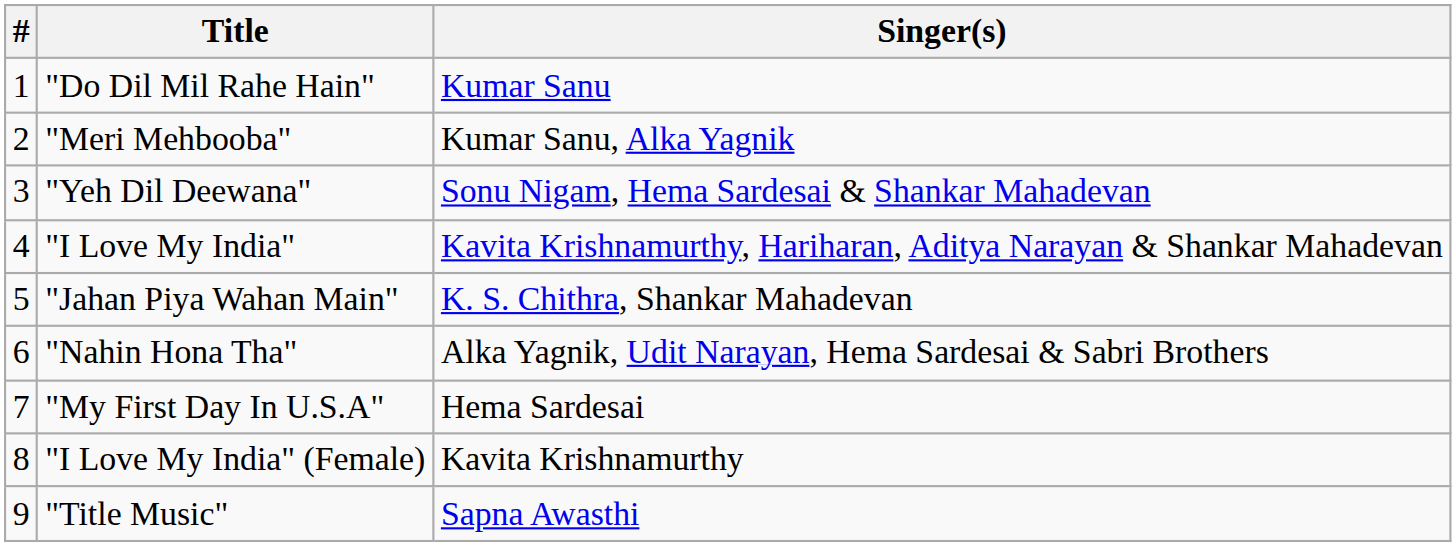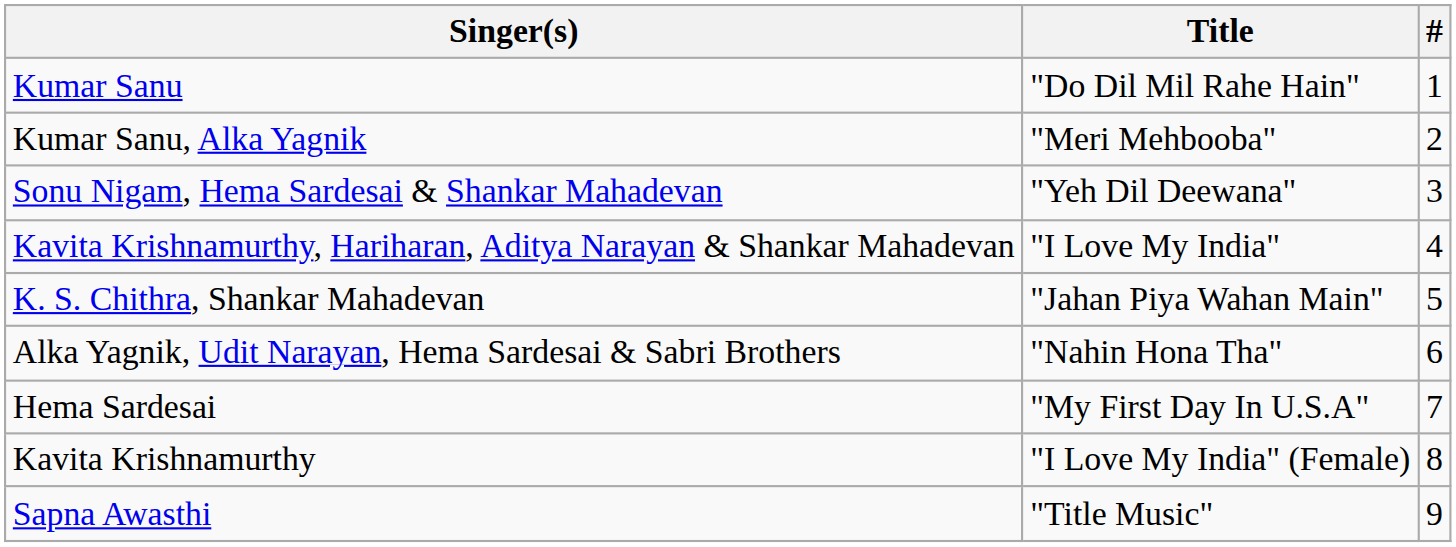columns swapped: (21, 31) <-> (942, 31)
